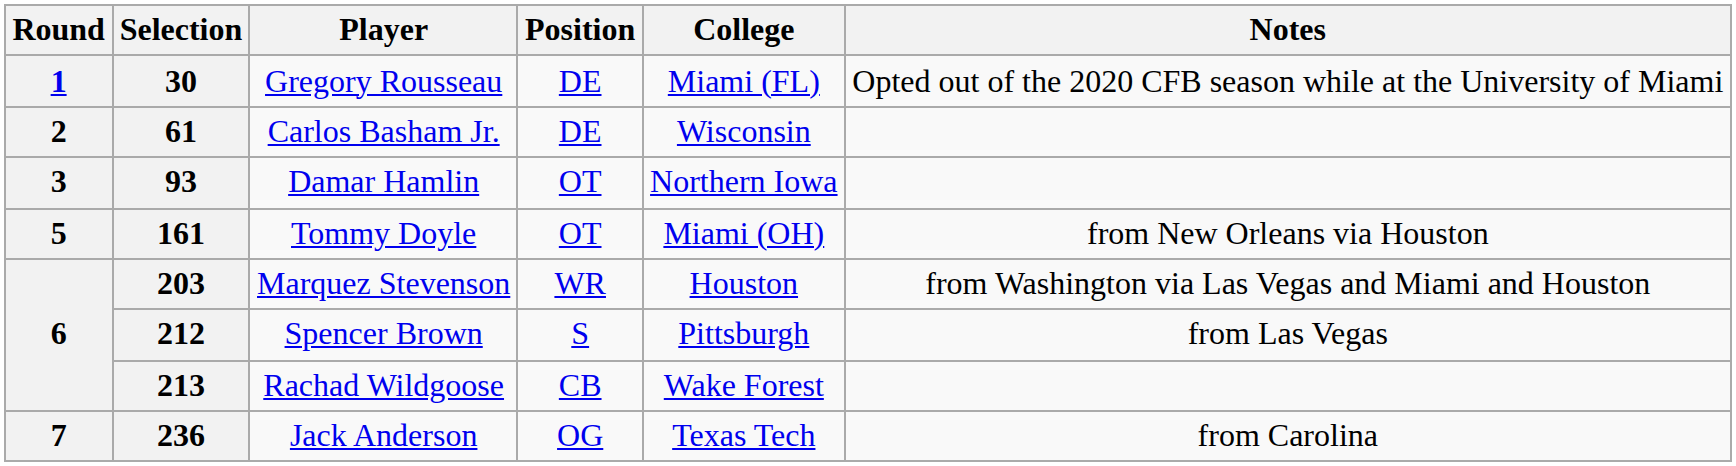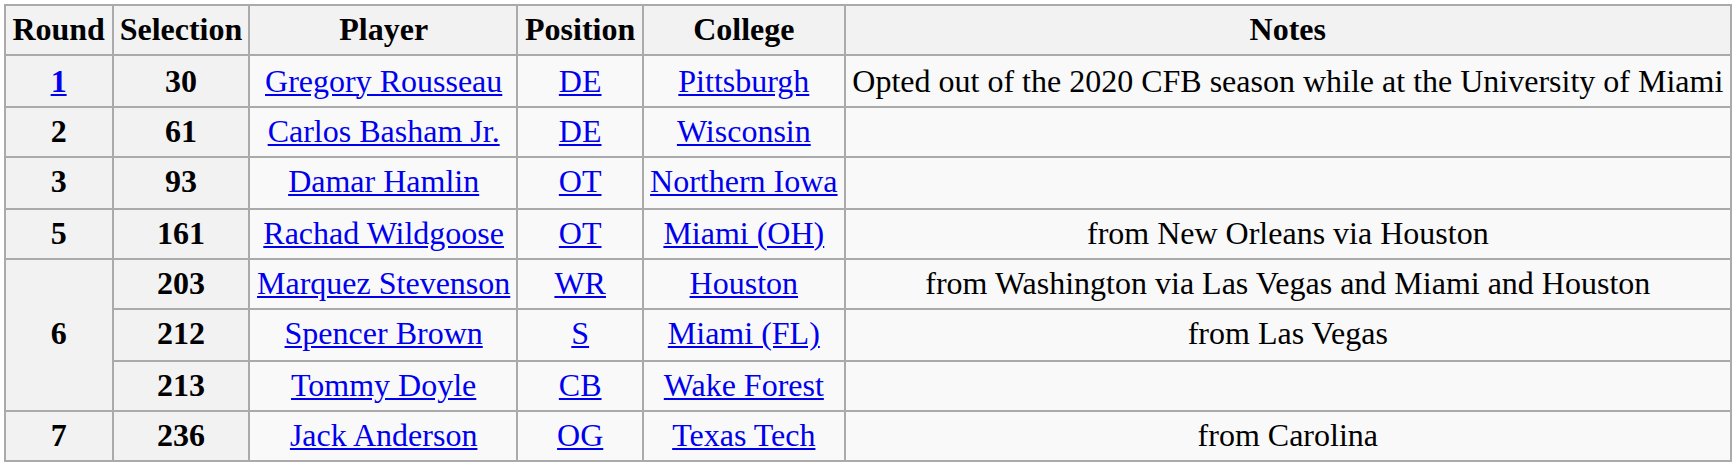(744, 80) Miami (FL) -> (744, 80) Pittsburgh
(384, 232) Tommy Doyle -> (384, 232) Rachad Wildgoose
(744, 334) Pittsburgh -> (744, 334) Miami (FL)
(384, 385) Rachad Wildgoose -> (384, 385) Tommy Doyle
